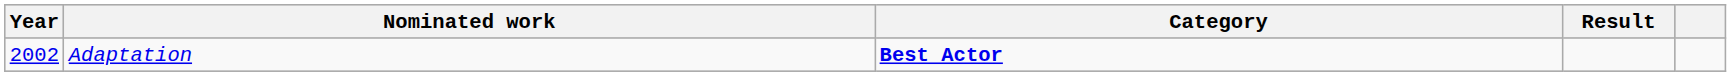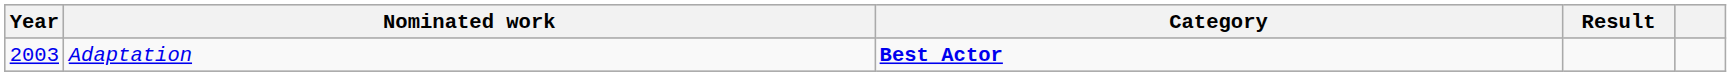(34, 55) 2002 -> (34, 55) 2003
